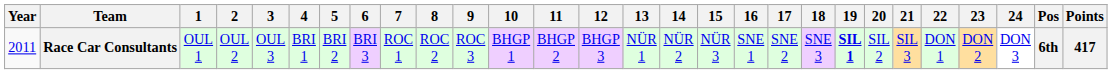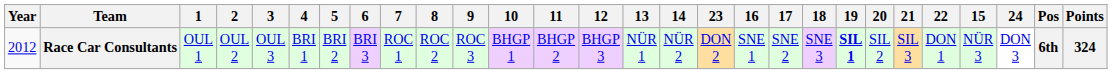columns swapped: (715, 15) <-> (978, 15)
(22, 47) 2011 -> (22, 47) 2012
(1085, 47) 417 -> (1085, 47) 324
